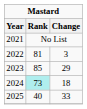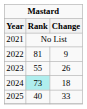(66, 54) 3 -> (66, 54) 9
(38, 69) 85 -> (38, 69) 55
(66, 69) 29 -> (66, 69) 26
